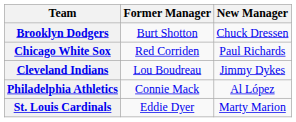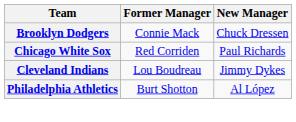(167, 32) Burt Shotton -> (167, 32) Connie Mack
(167, 88) Connie Mack -> (167, 88) Burt Shotton
- row: (63, 107)
